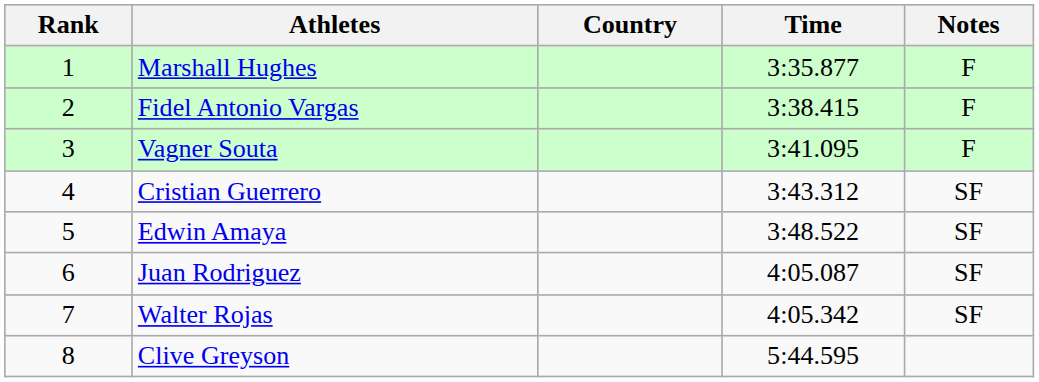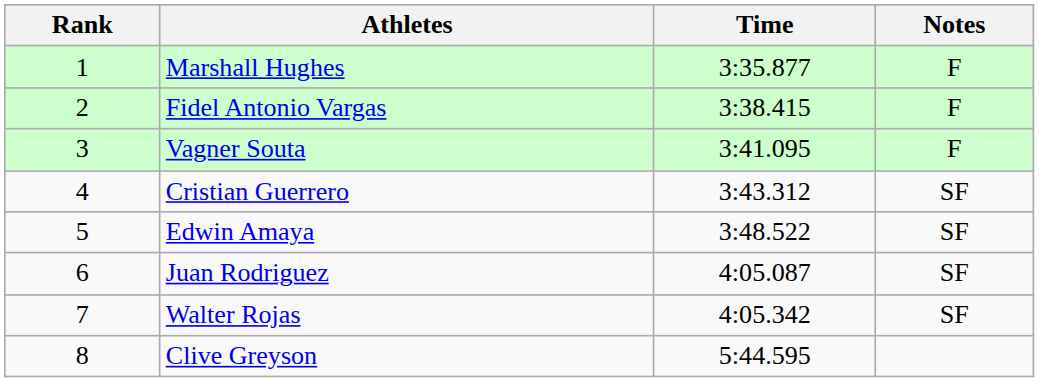- column: (630, 25)
